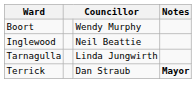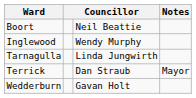(108, 27) Wendy Murphy -> (108, 27) Neil Beattie
(108, 41) Neil Beattie -> (108, 41) Wendy Murphy
(176, 71) bold -> (176, 71) normal
+ row: (34, 86)
